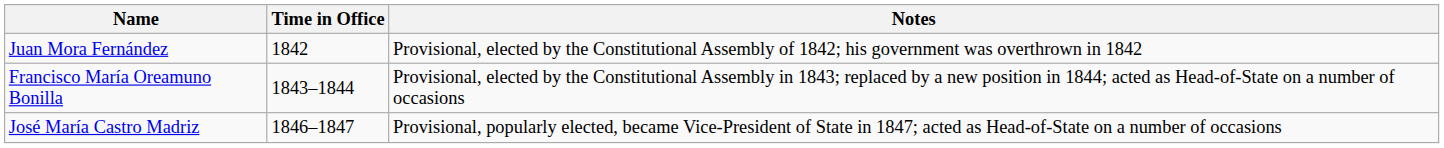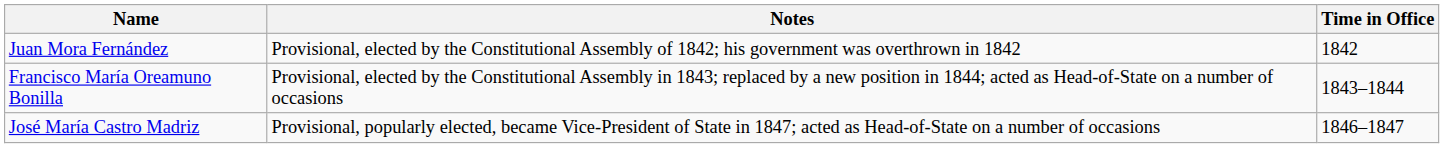columns swapped: (328, 19) <-> (914, 19)
